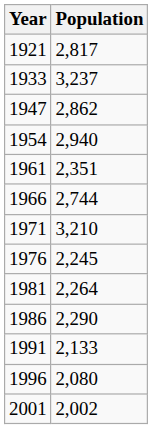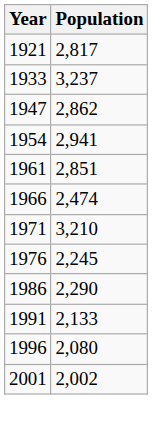(77, 139) 2,940 -> (77, 139) 2,941
(77, 169) 2,351 -> (77, 169) 2,851
(77, 199) 2,744 -> (77, 199) 2,474
- row: (28, 288)
